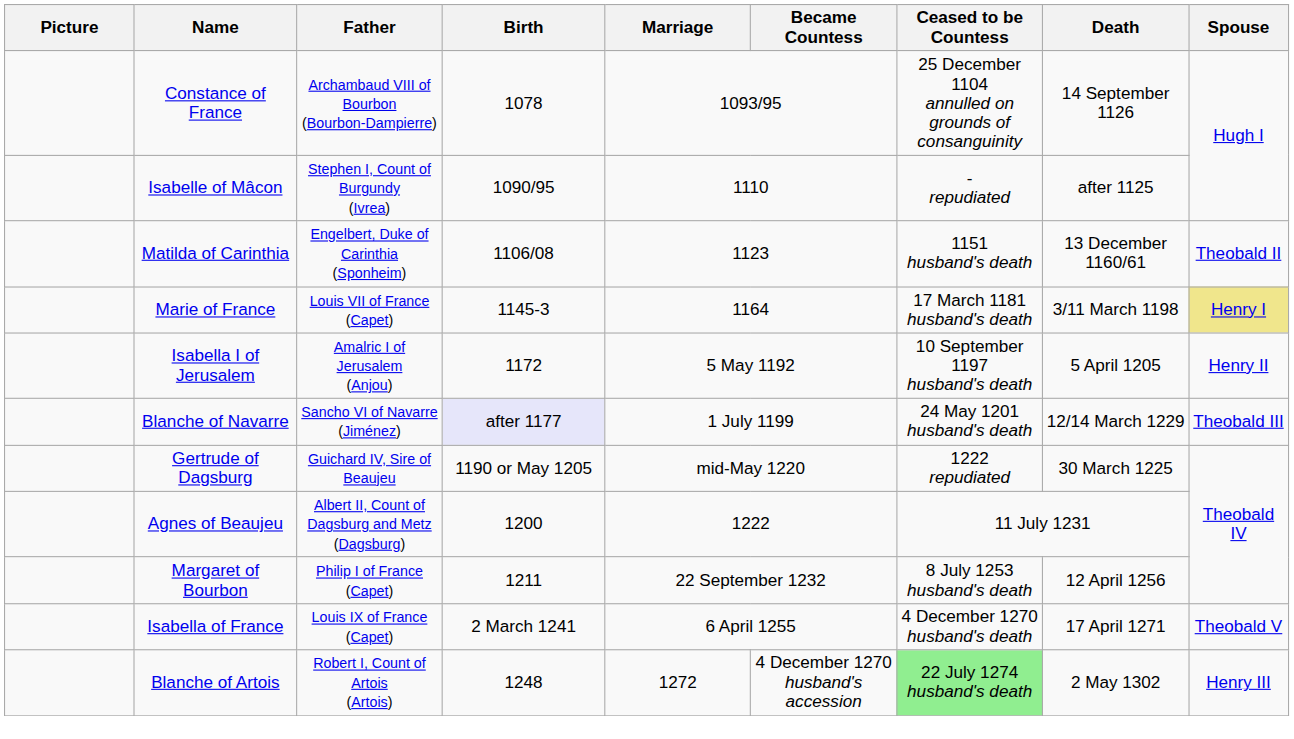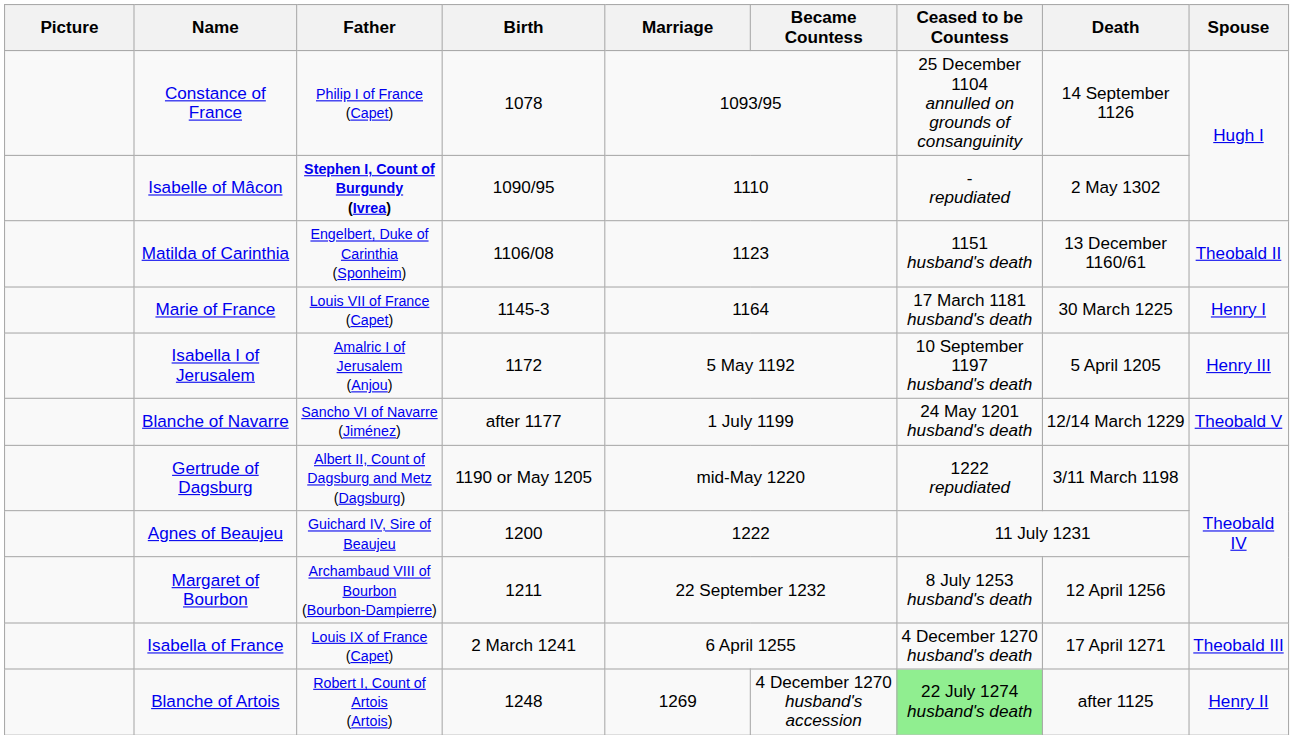(369, 104) Archambaud VIII of Bourbon (Bourbon-Dampierre) -> (369, 104) Philip I of France (Capet)
(369, 189) normal -> (369, 187) bold
(1116, 187) after 1125 -> (1116, 187) 2 May 1302
(1116, 309) 3/11 March 1198 -> (1116, 309) 30 March 1225
(1238, 309) khaki background -> (1238, 309) no background
(1238, 365) Henry II -> (1238, 365) Henry III
(524, 421) lavender background -> (524, 421) no background
(1238, 421) Theobald III -> (1238, 421) Theobald V
(369, 469) Guichard IV, Sire of Beaujeu -> (369, 478) Albert II, Count of Dagsburg and Metz (Dagsburg)
(1116, 468) 30 March 1225 -> (1116, 477) 3/11 March 1198
(369, 525) Albert II, Count of Dagsburg and Metz (Dagsburg) -> (369, 534) Guichard IV, Sire of Beaujeu
(369, 581) Philip I of France (Capet) -> (369, 590) Archambaud VIII of Bourbon (Bourbon-Dampierre)
(1238, 626) Theobald V -> (1238, 645) Theobald III
(678, 682) 1272 -> (678, 701) 1269
(1116, 682) 2 May 1302 -> (1116, 701) after 1125
(1238, 682) Henry III -> (1238, 701) Henry II
